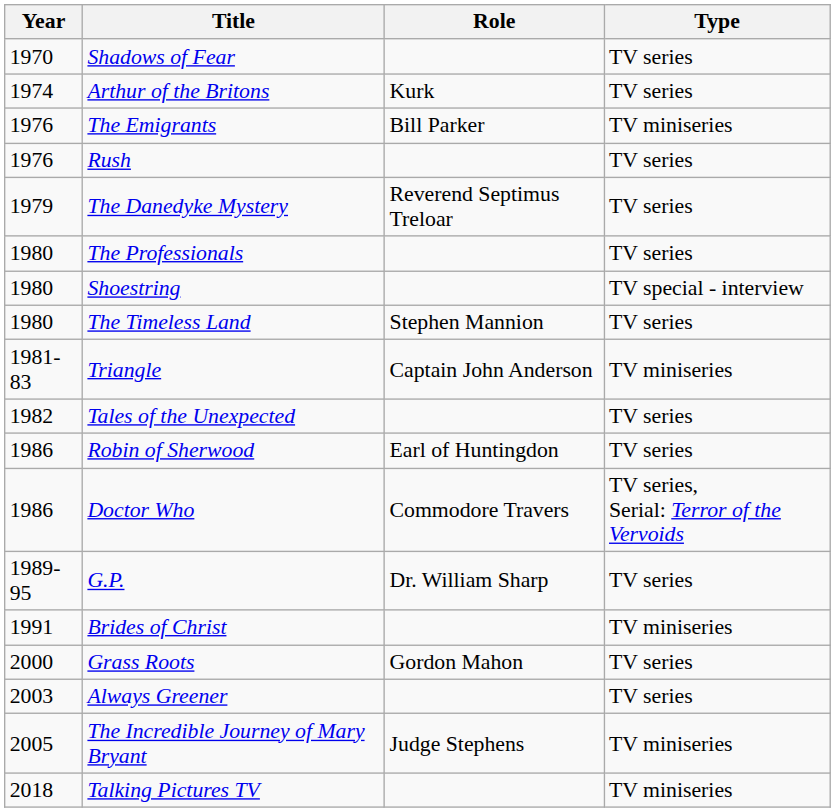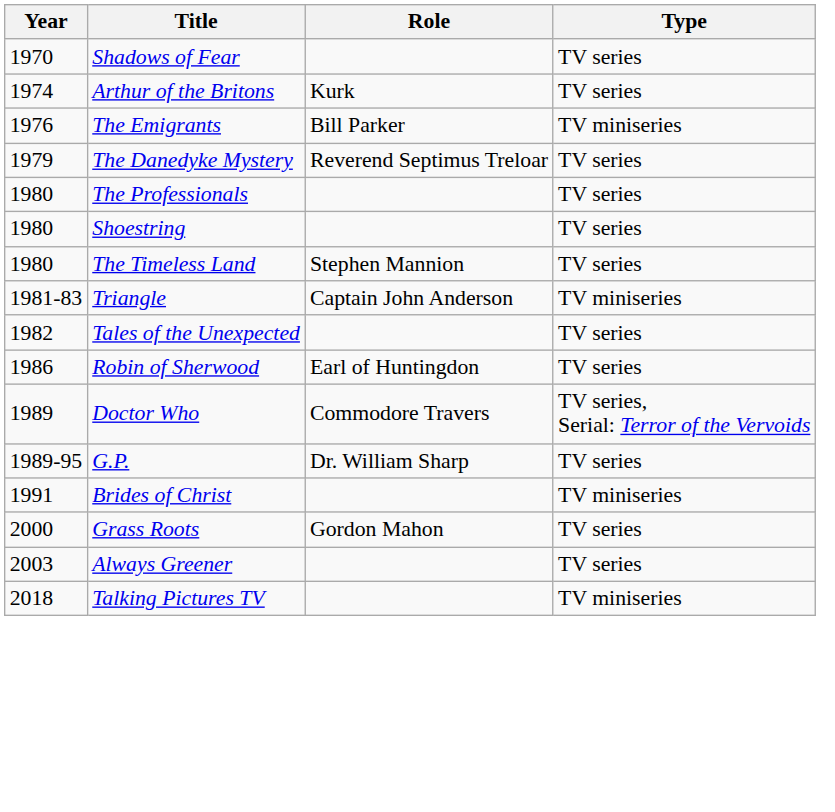- row: (109, 159)
(706, 287) TV special - interview -> (600, 228) TV series
(31, 509) 1986 -> (31, 413) 1989
- row: (226, 743)
